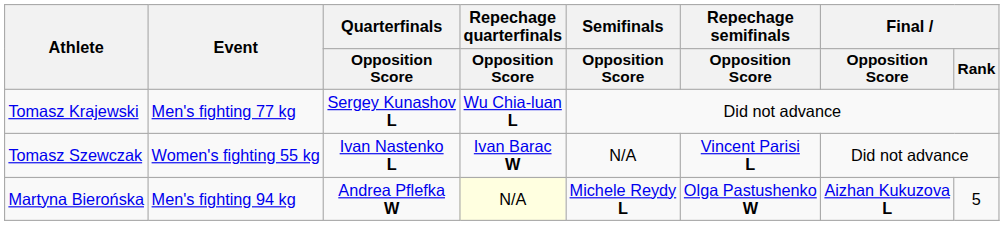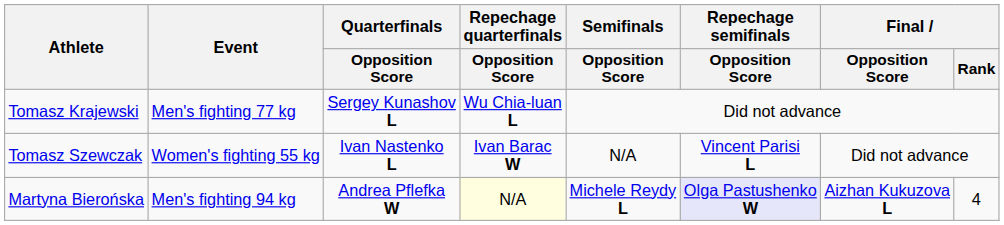(750, 199) no background -> (750, 199) lavender background
(976, 199) 5 -> (976, 199) 4
